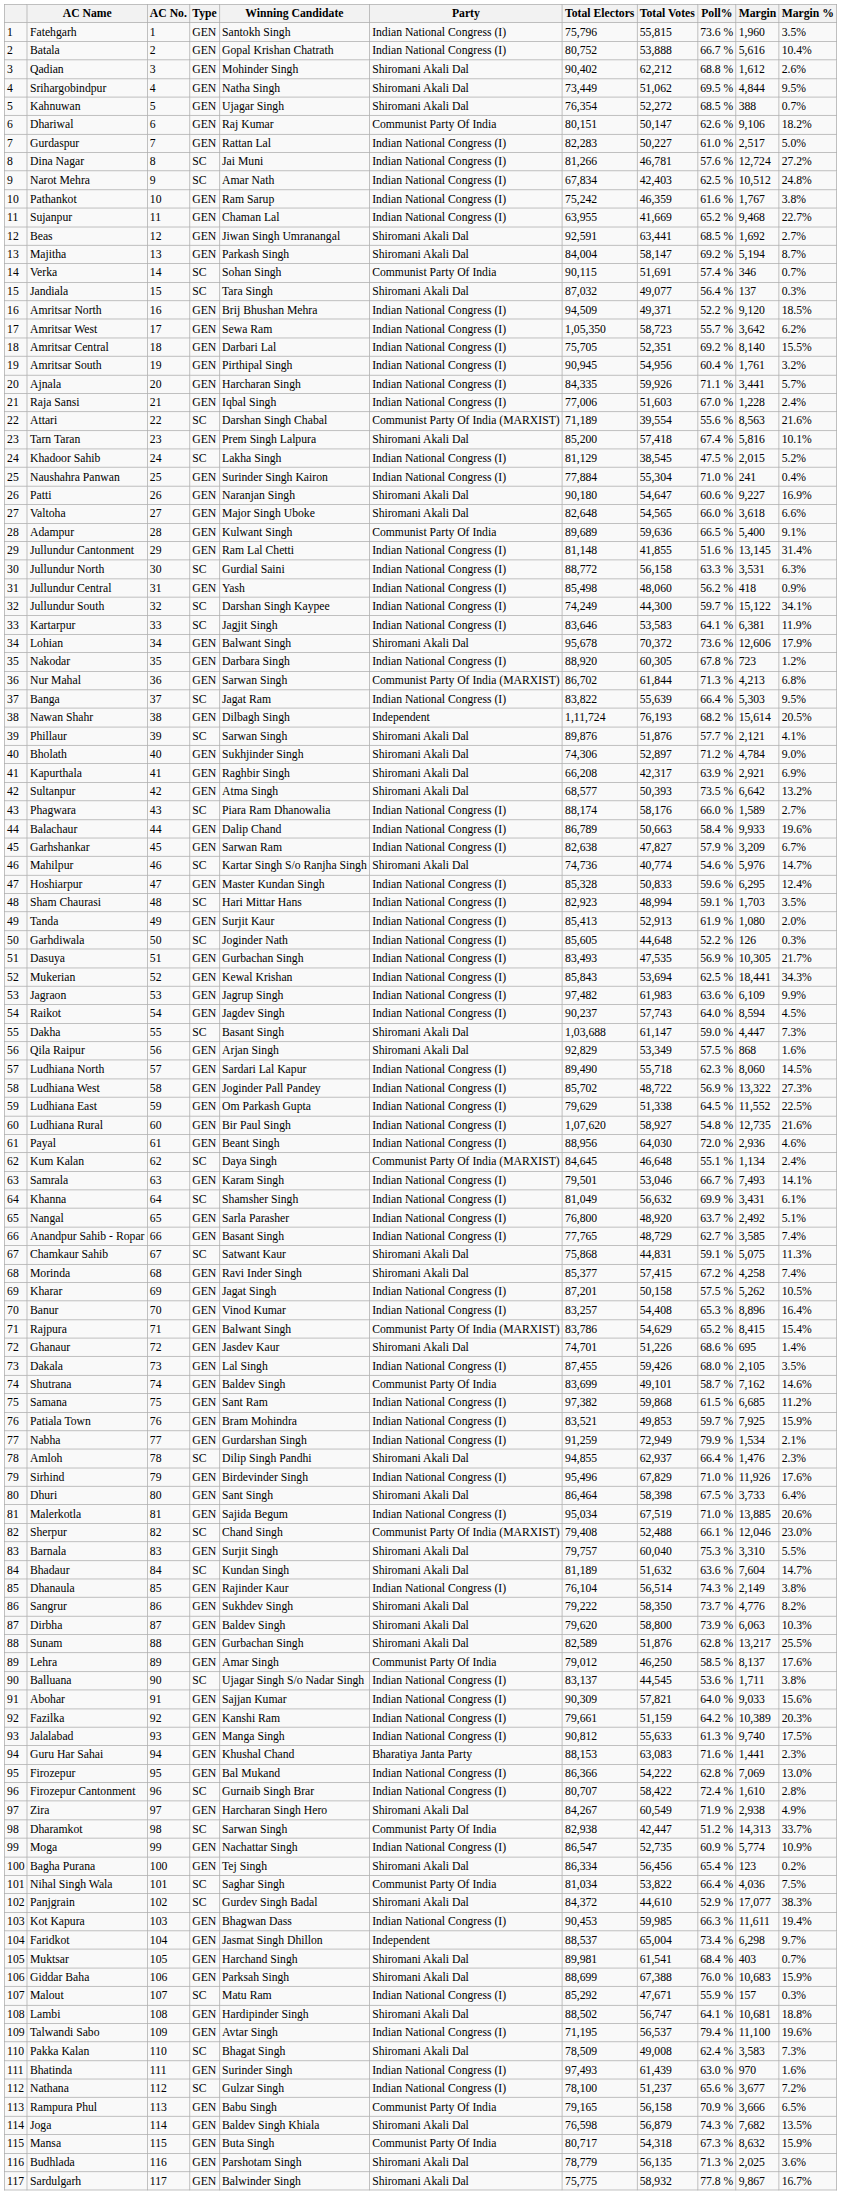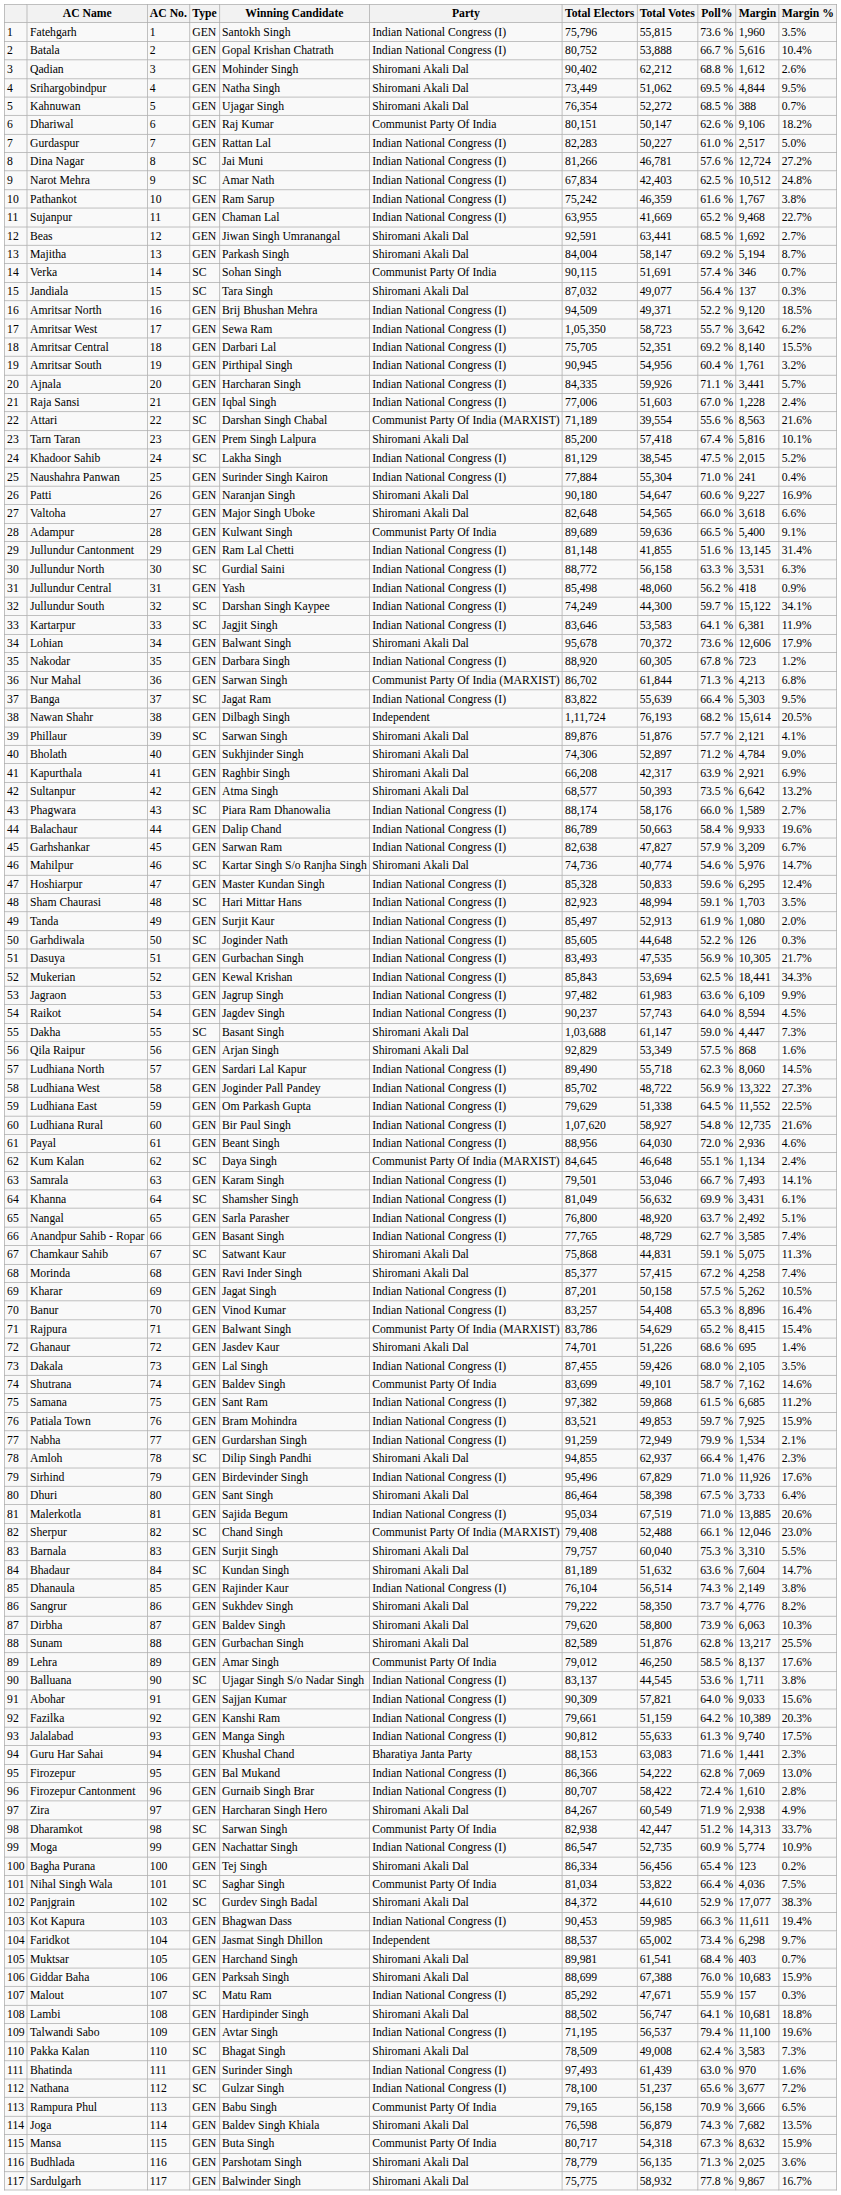(581, 921) 85,413 -> (581, 921) 85,497
(199, 1792) SC -> (204, 1792) GEN
(656, 1940) 65,004 -> (656, 1940) 65,002
